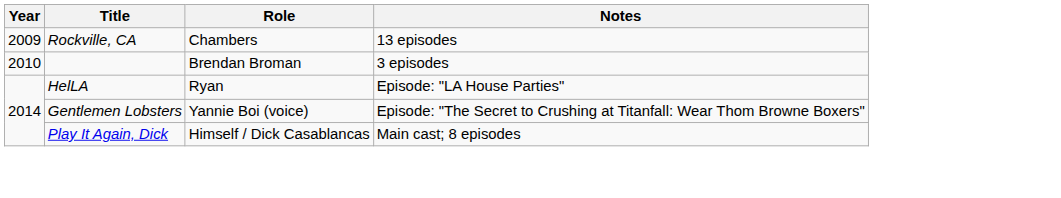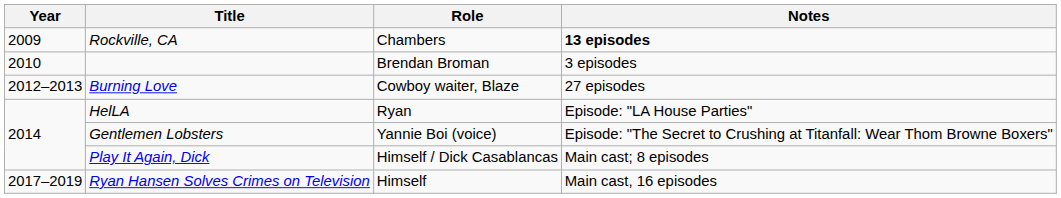(417, 39) normal -> (607, 39) bold
+ row: (133, 87)
+ row: (230, 181)
